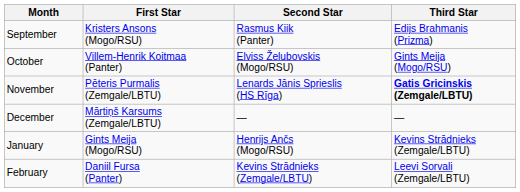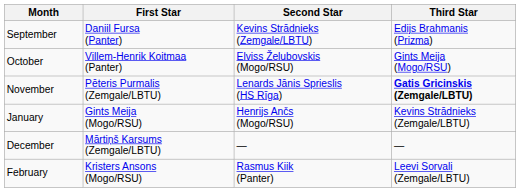(121, 34) Kristers Ansons (Mogo/RSU) -> (112, 34) Daniil Fursa (Panter)
(265, 34) Rasmus Kiik (Panter) -> (278, 34) Kevins Strādnieks (Zemgale/LBTU)
rows swapped: (30, 117) <-> (25, 145)
(112, 173) Daniil Fursa (Panter) -> (121, 173) Kristers Ansons (Mogo/RSU)
(278, 173) Kevins Strādnieks (Zemgale/LBTU) -> (265, 173) Rasmus Kiik (Panter)
